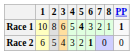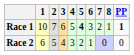(54, 27) 8 -> (54, 27) 7
(91, 42) bold -> (91, 42) normal
